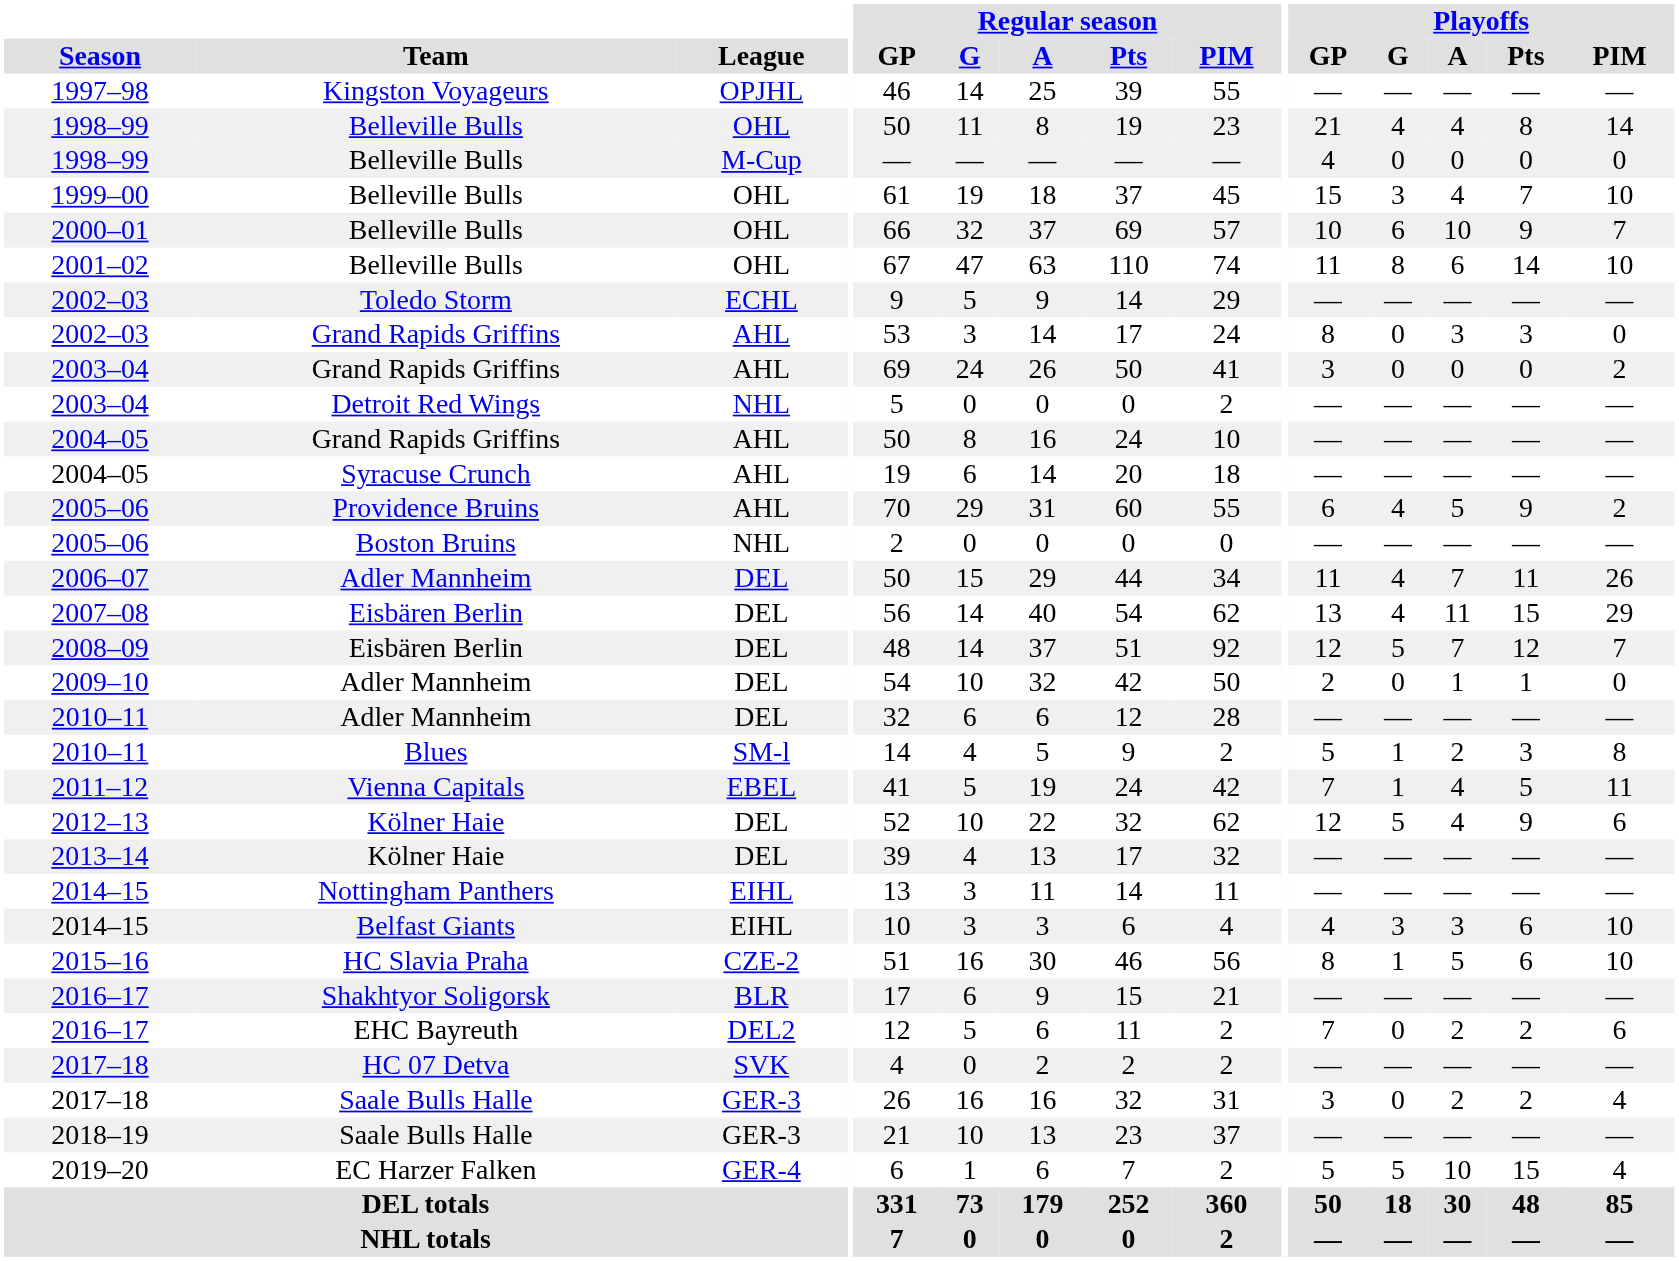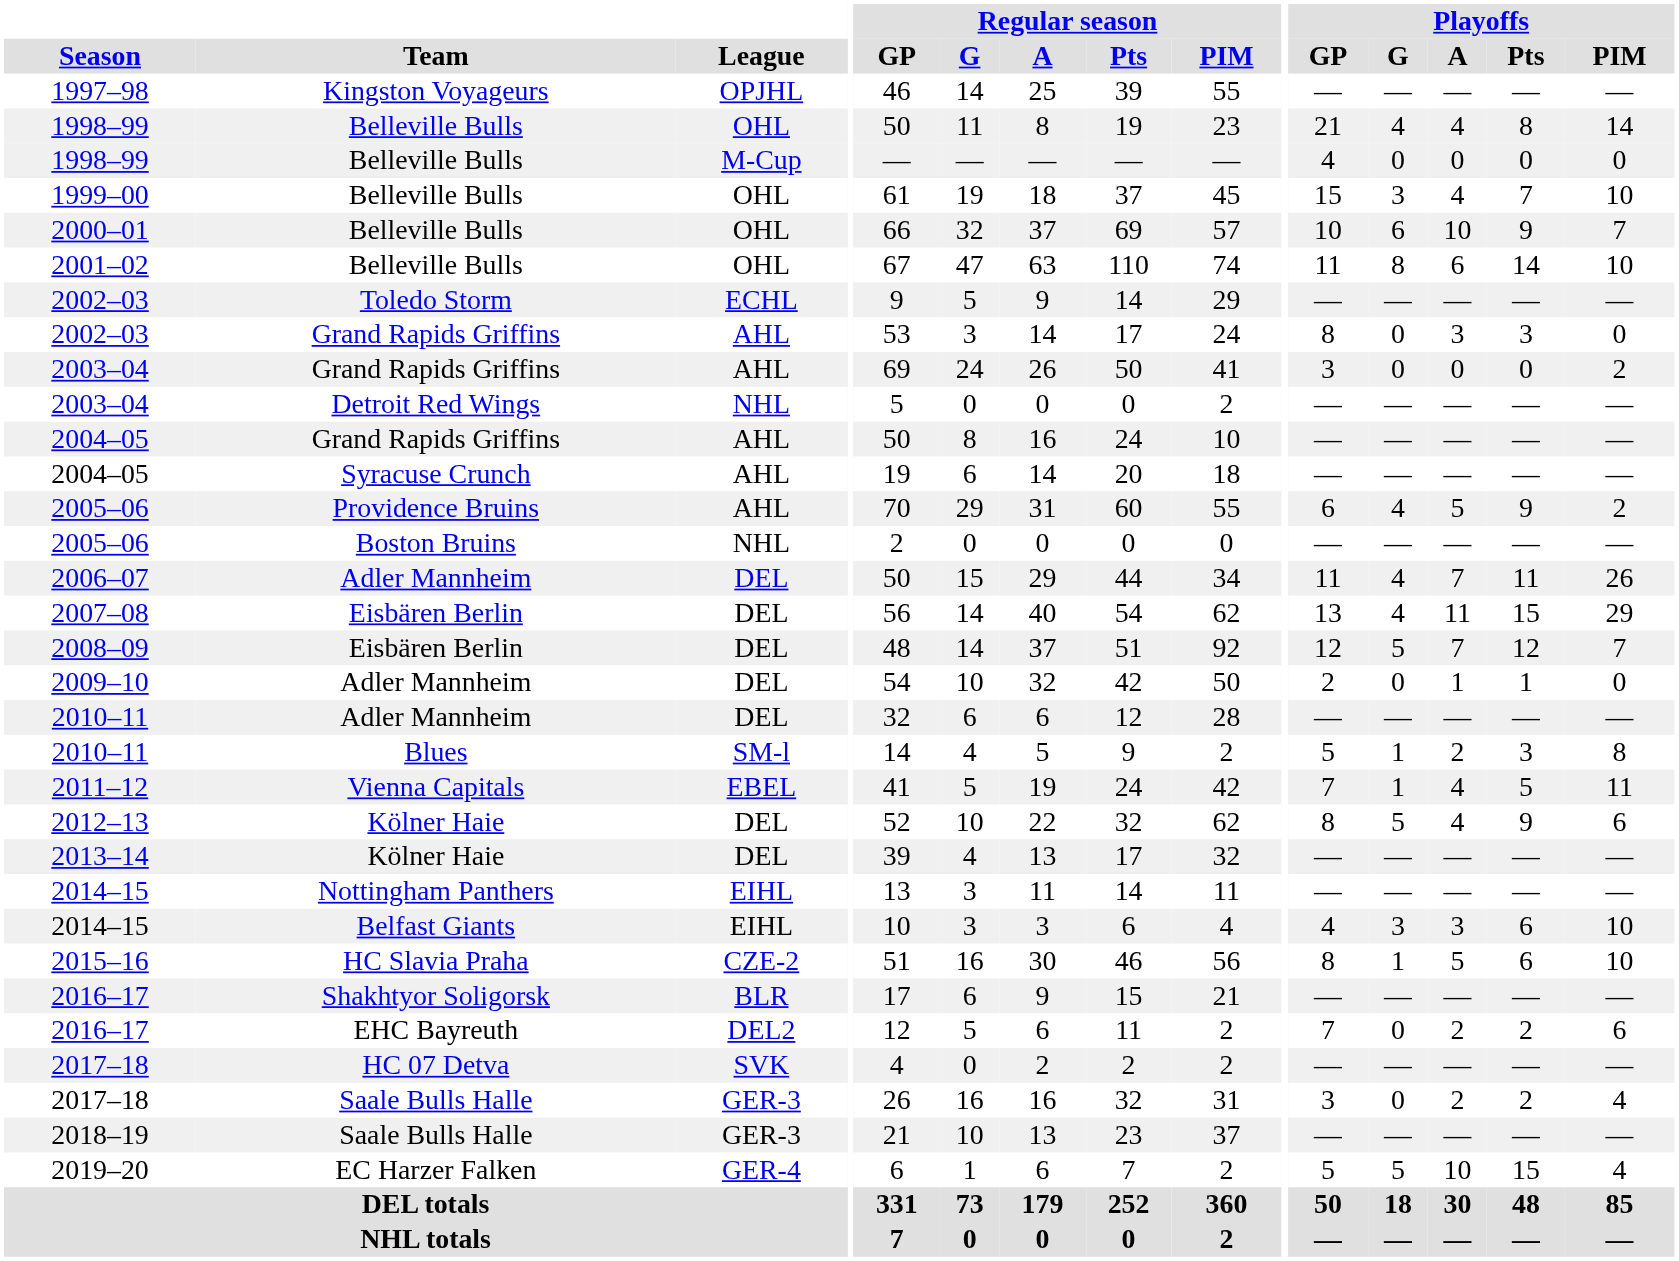(1328, 821) 12 -> (1328, 821) 8
